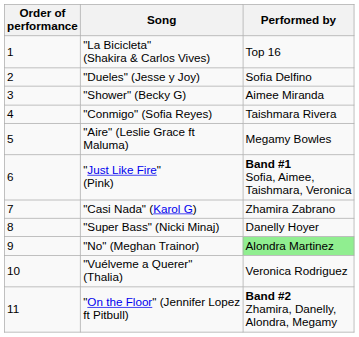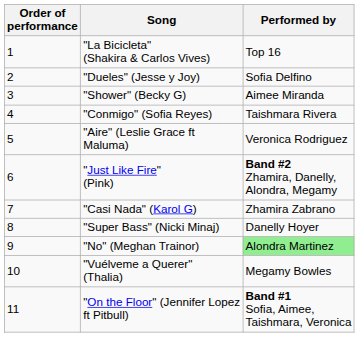(288, 139) Megamy Bowles -> (297, 139) Veronica Rodriguez
(298, 177) Band #1 Sofia, Aimee, Taishmara, Veronica -> (291, 177) Band #2 Zhamira, Danelly, Alondra, Megamy
(297, 271) Veronica Rodriguez -> (288, 271) Megamy Bowles
(291, 309) Band #2 Zhamira, Danelly, Alondra, Megamy -> (298, 309) Band #1 Sofia, Aimee, Taishmara, Veronica
